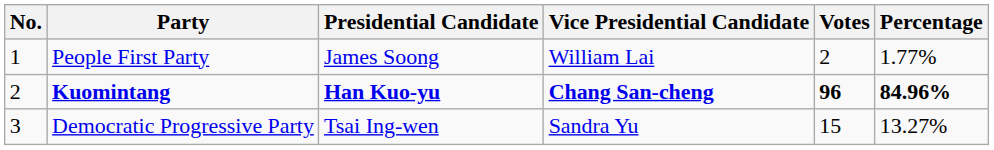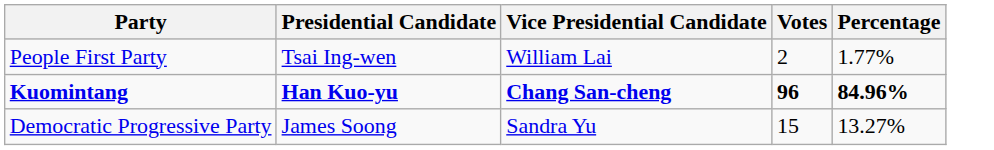- column: (26, 21)
(382, 56) James Soong -> (339, 56) Tsai Ing-wen
(381, 126) Tsai Ing-wen -> (339, 126) James Soong
